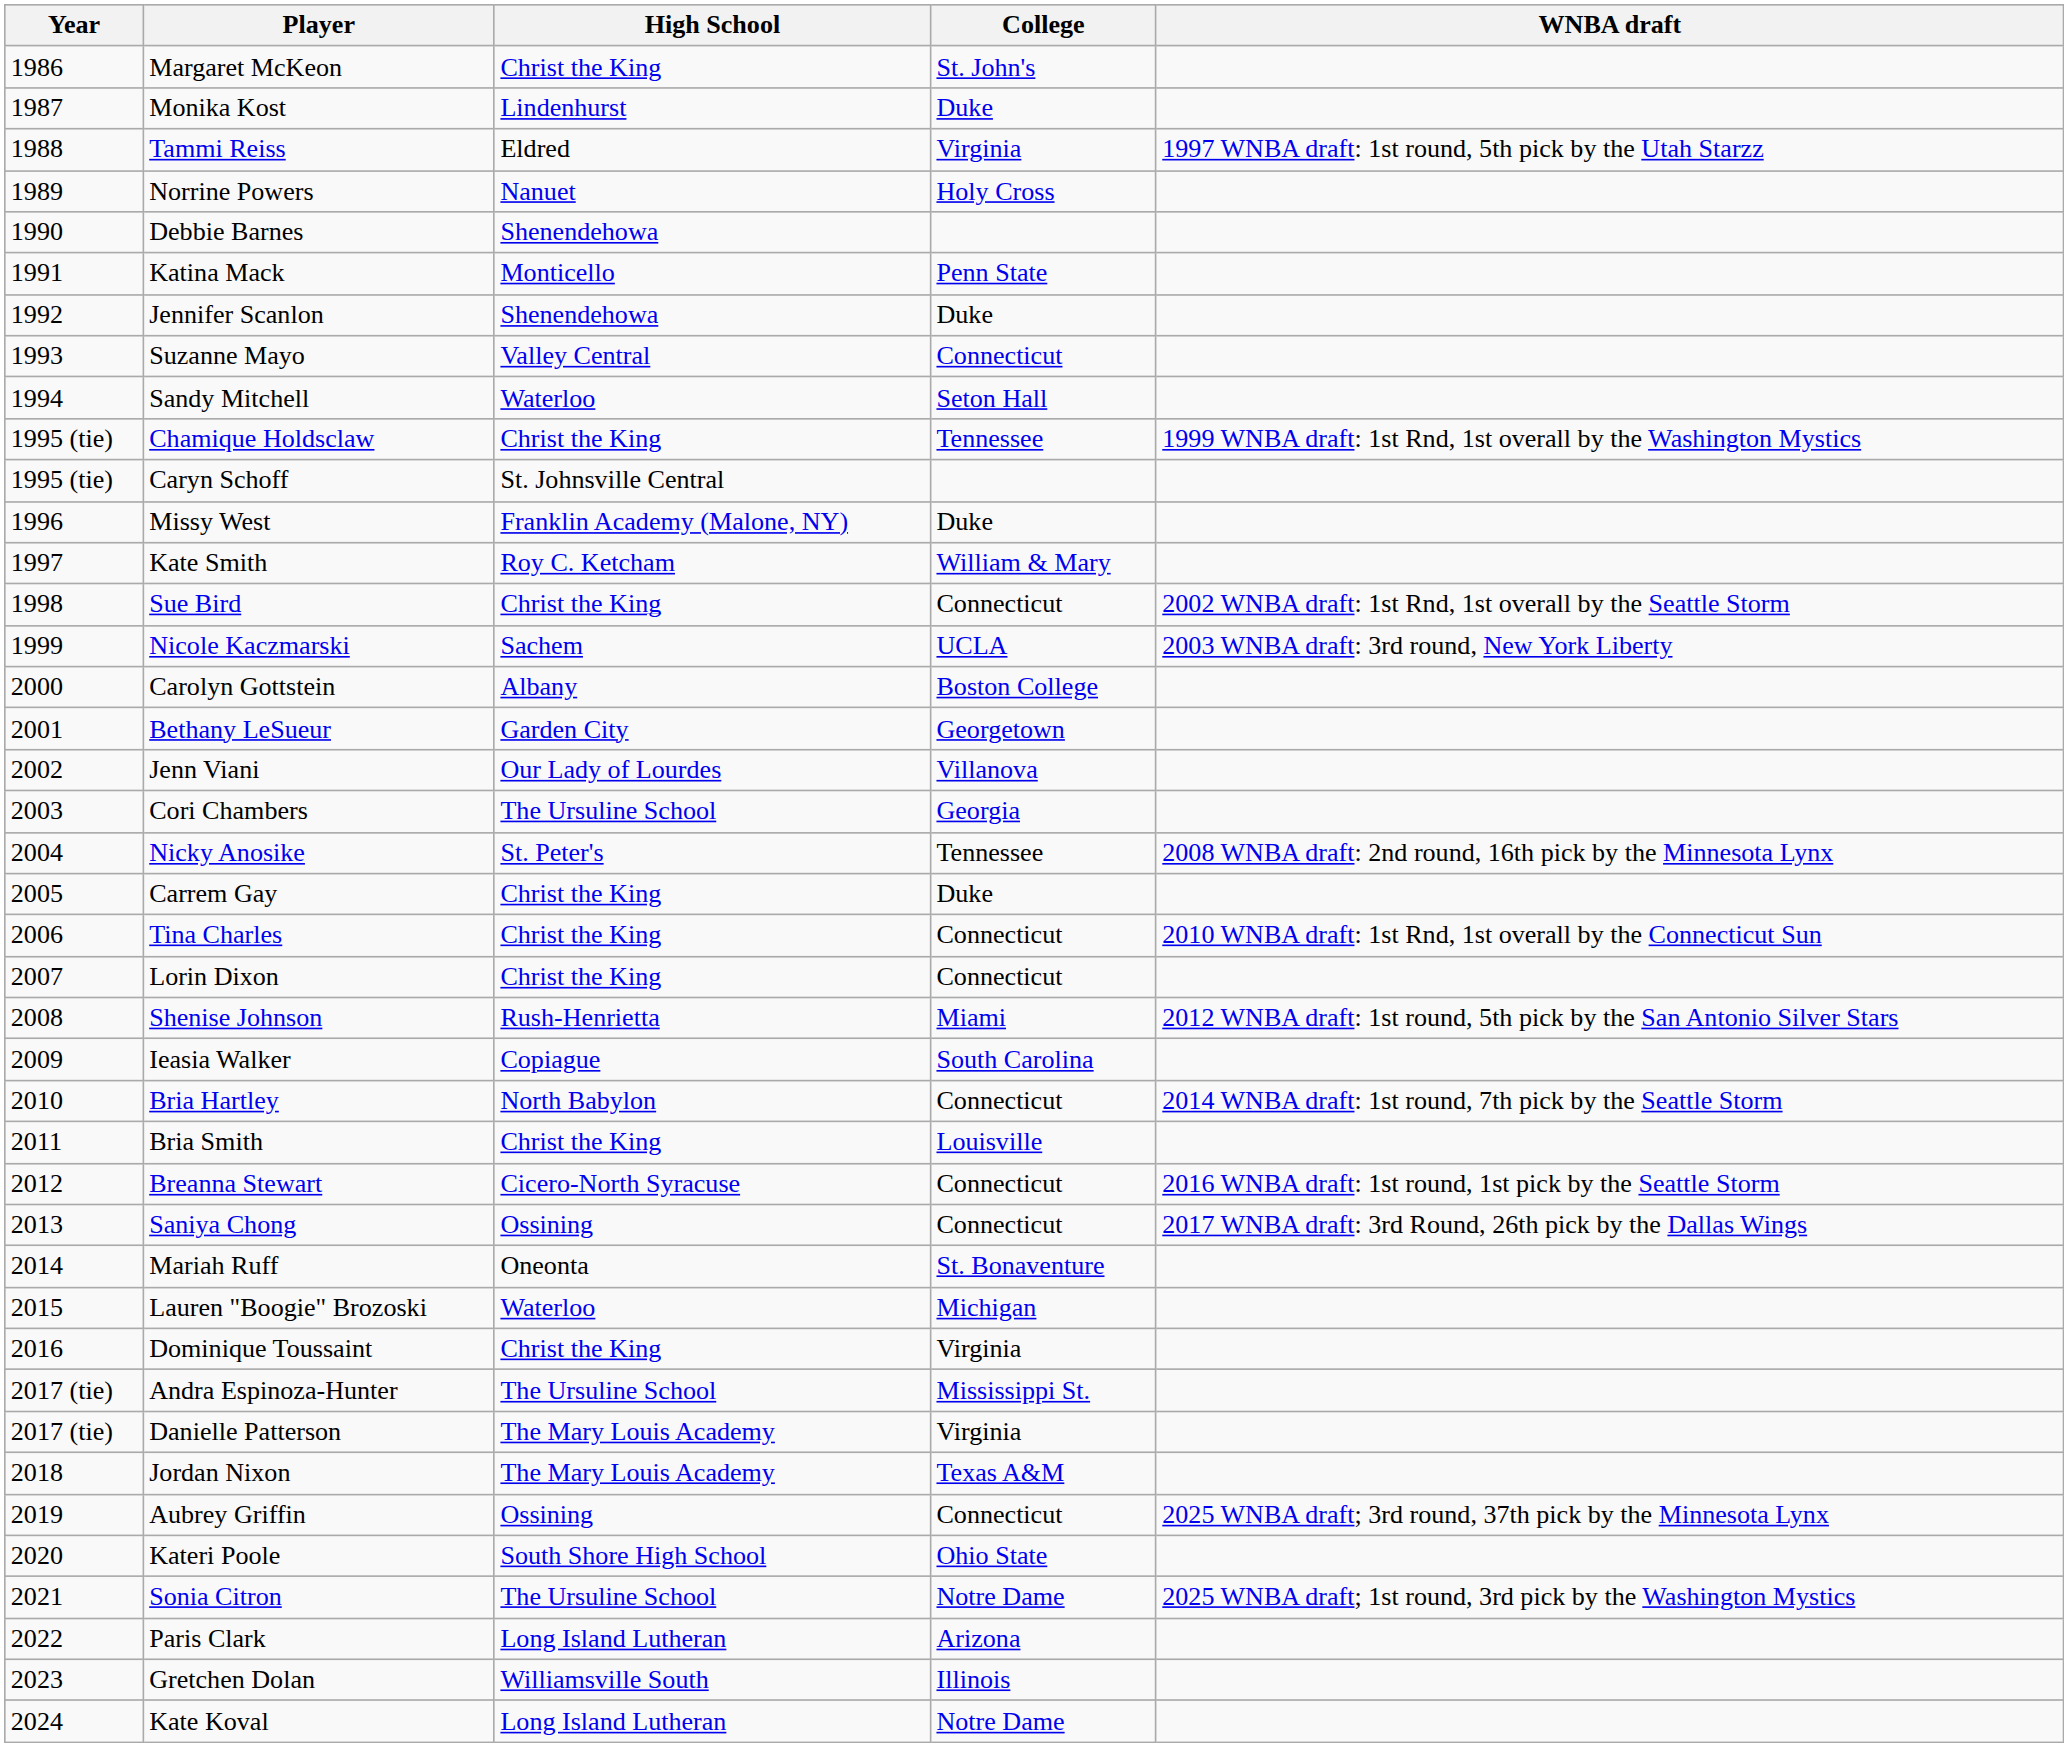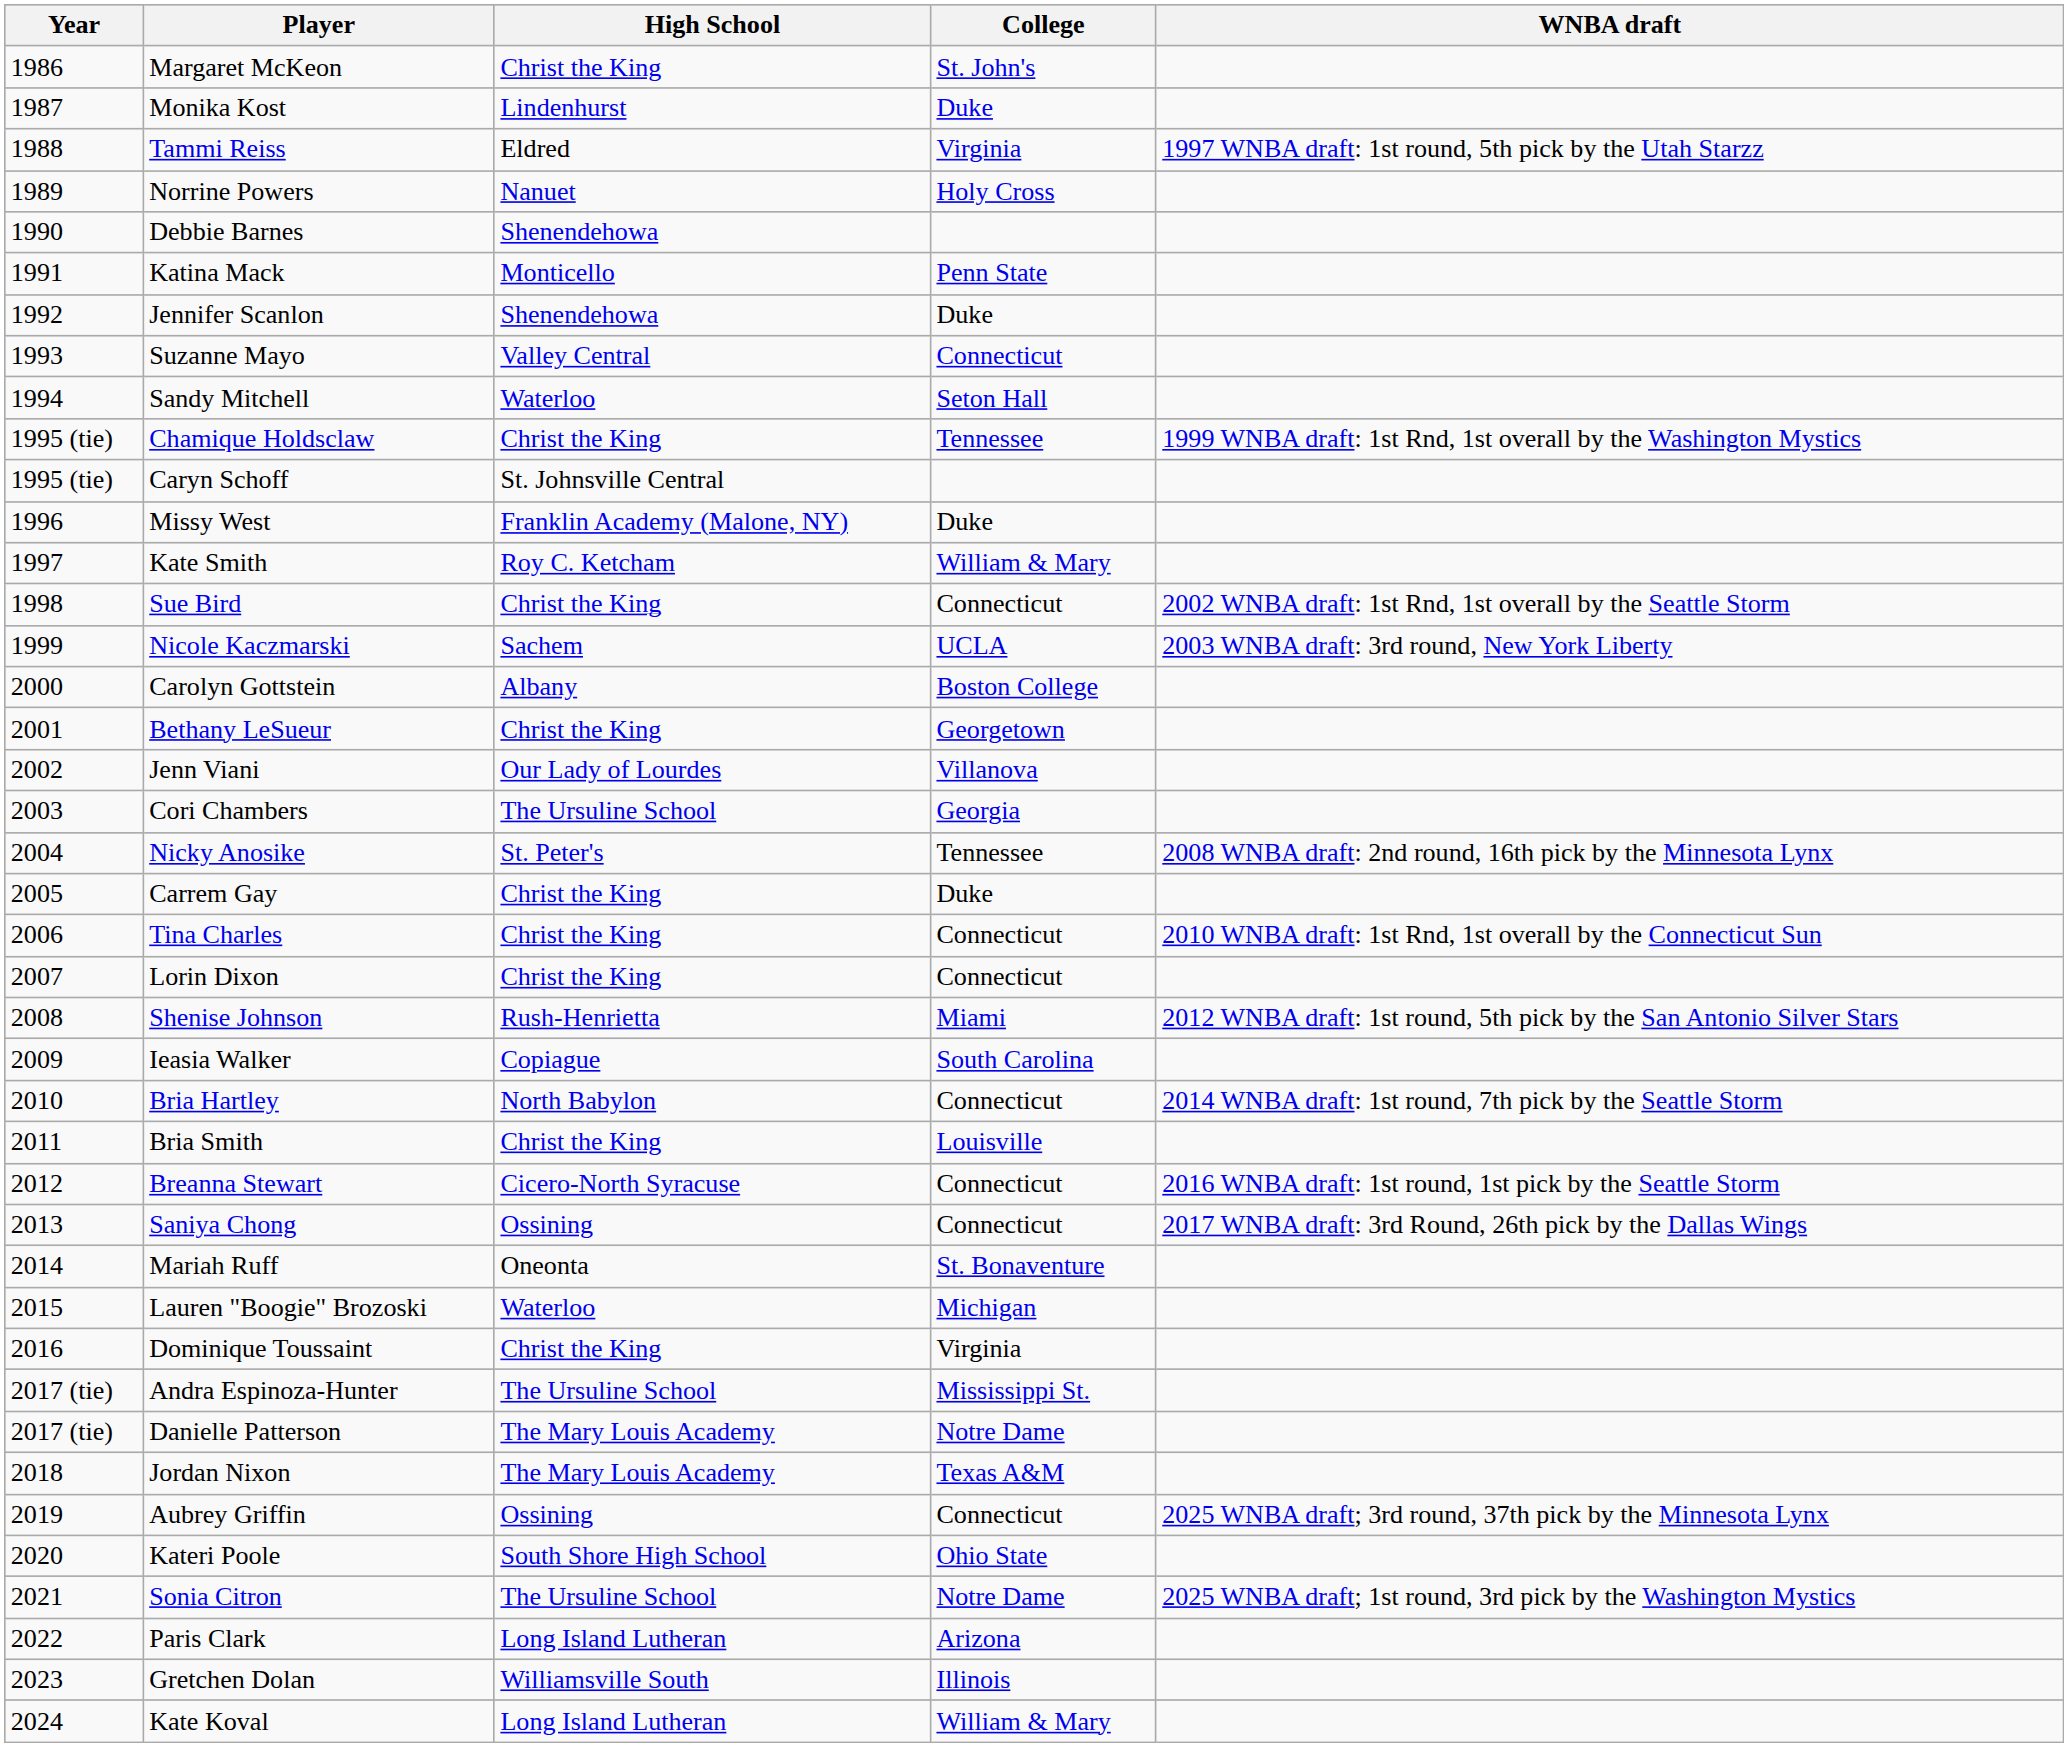(565, 728) Garden City -> (581, 728) Christ the King
(979, 1431) Virginia -> (1001, 1431) Notre Dame
(1001, 1720) Notre Dame -> (1024, 1720) William & Mary
